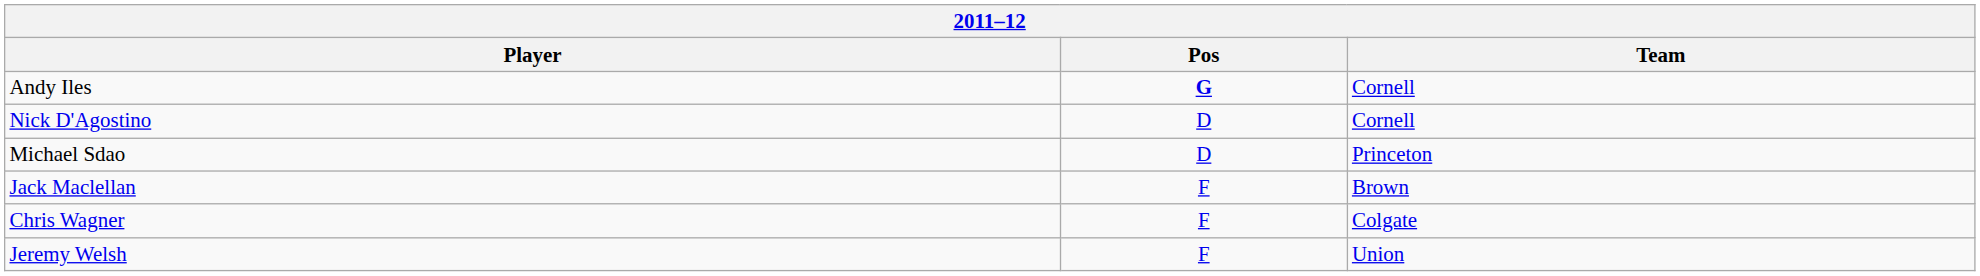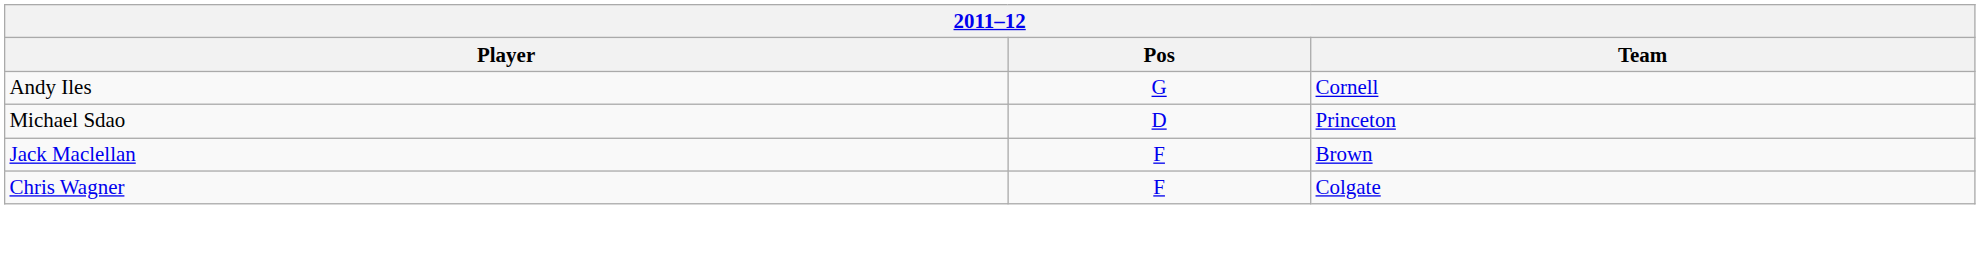(1204, 87) bold -> (1159, 87) normal
- row: (80, 120)
- row: (68, 253)
